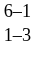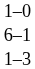+ row: (17, 10)
